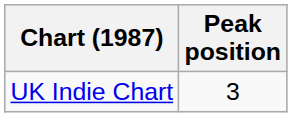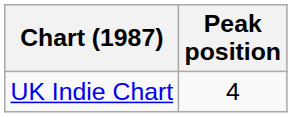(233, 91) 3 -> (233, 91) 4
